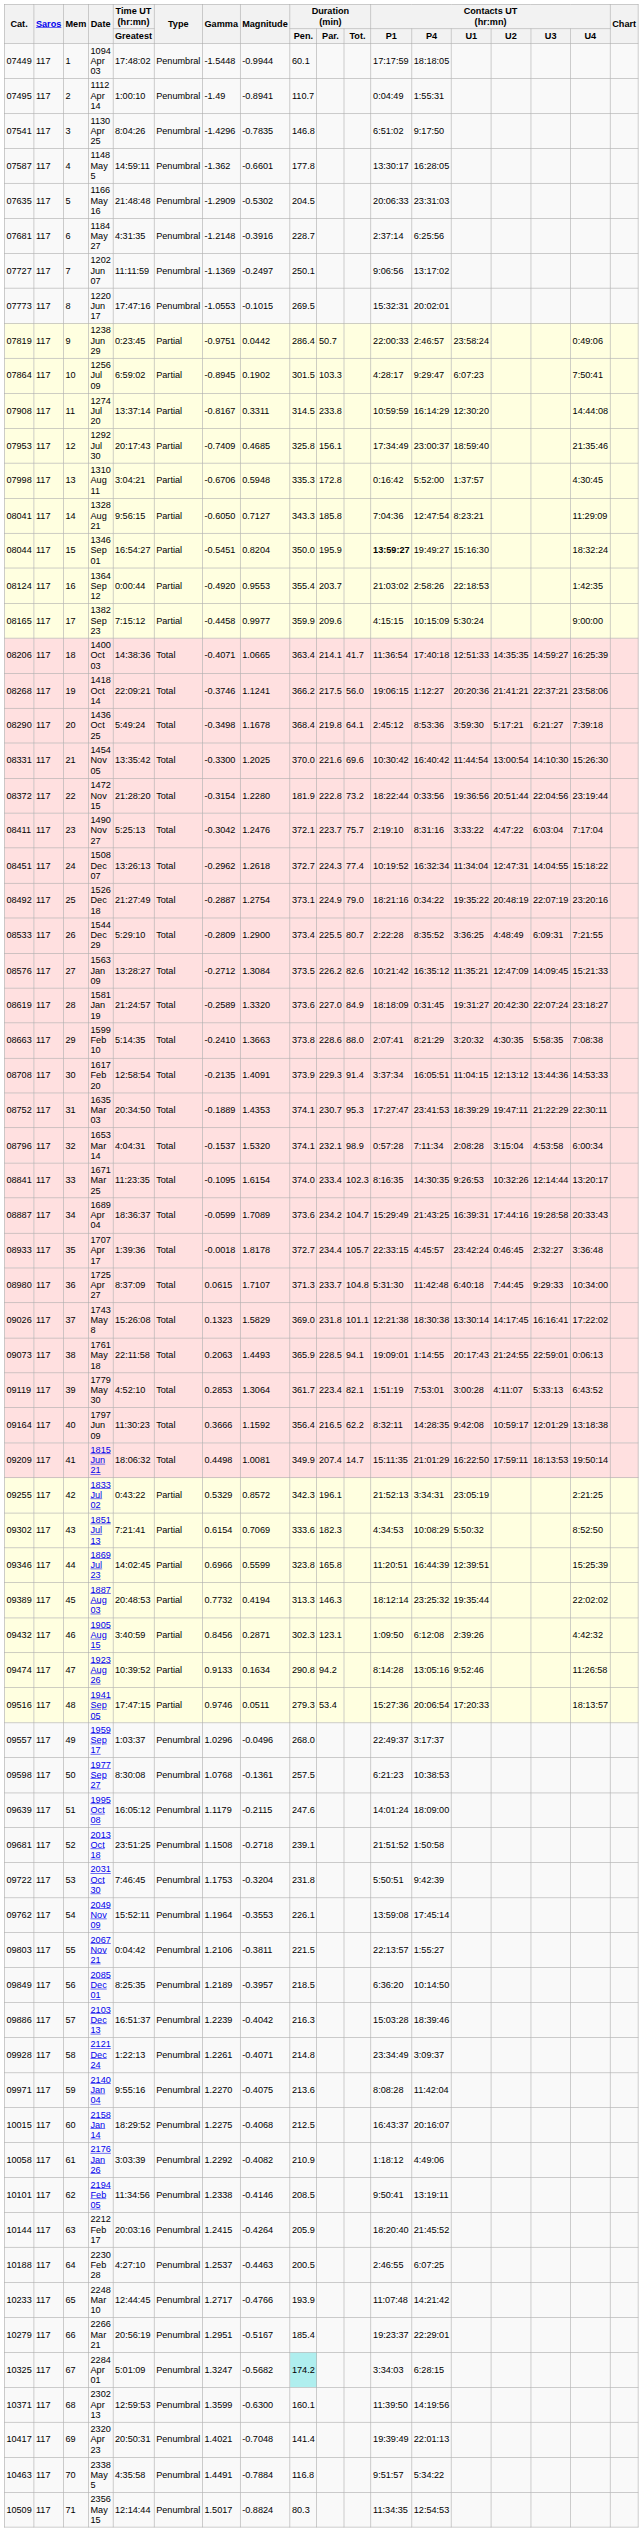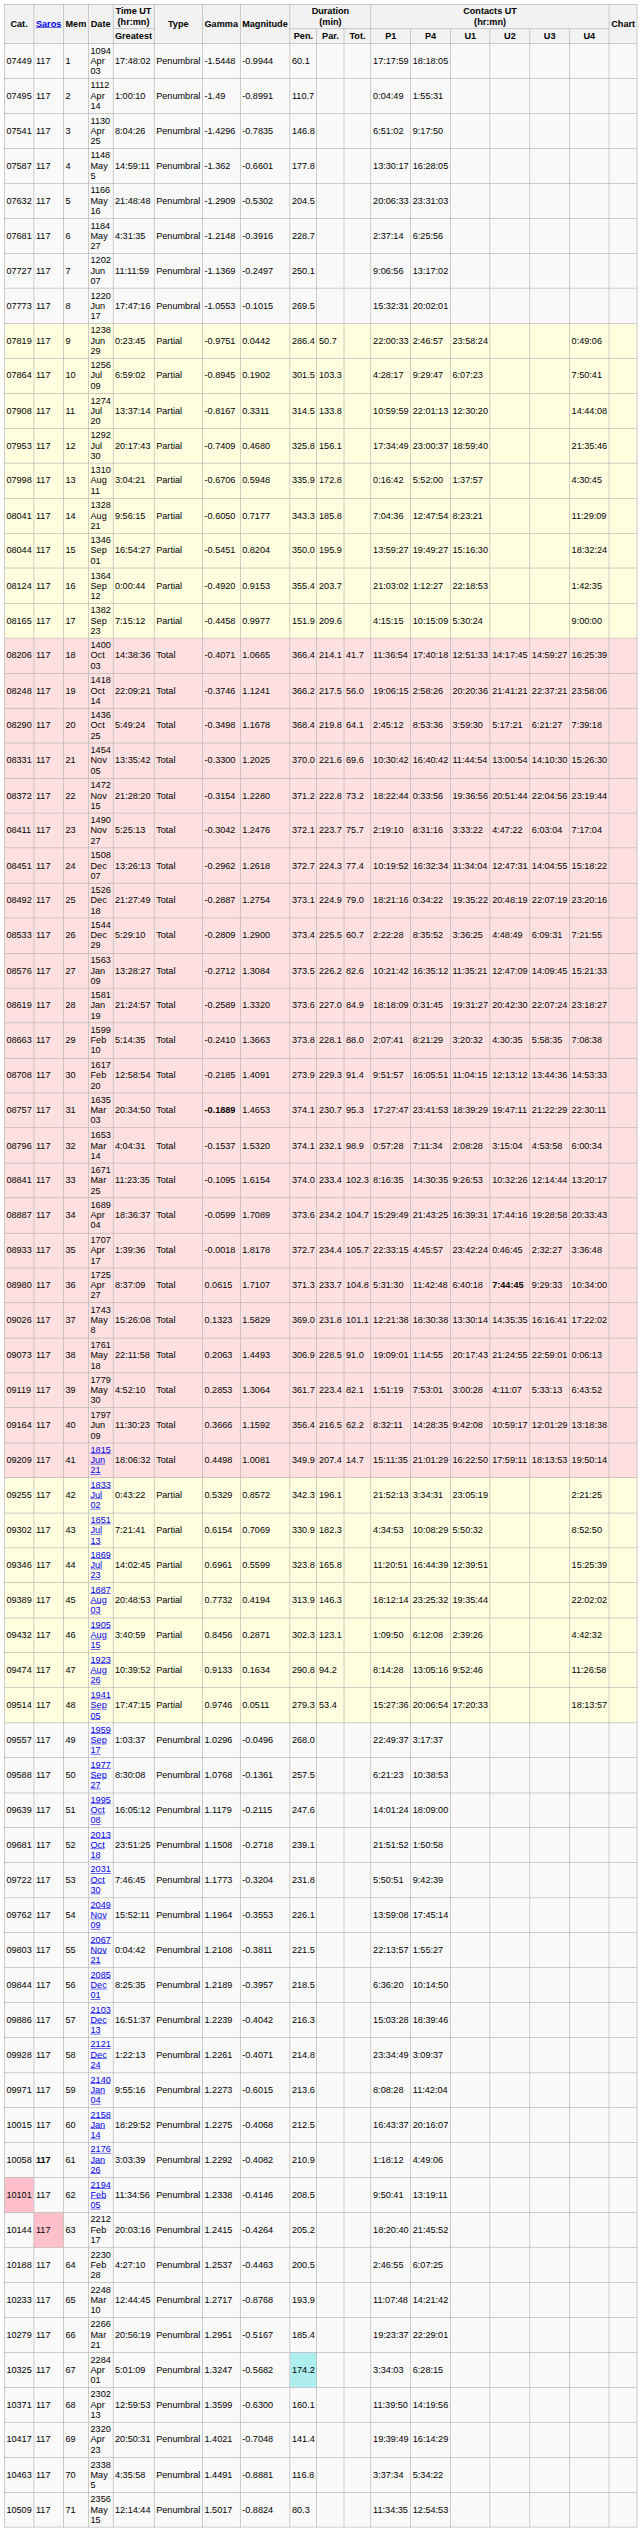(258, 96) -0.8941 -> (258, 96) -0.8991
(19, 201) 07635 -> (19, 201) 07632
(330, 411) 233.8 -> (330, 411) 133.8
(432, 411) 16:14:29 -> (431, 411) 22:01:13
(256, 446) 0.4685 -> (256, 446) 0.4680
(303, 480) 335.3 -> (303, 480) 335.9
(256, 515) 0.7127 -> (256, 515) 0.7177
(391, 550) bold -> (391, 550) normal
(256, 585) 0.9553 -> (256, 585) 0.9153
(429, 585) 2:58:26 -> (428, 585) 1:12:27
(303, 620) 359.9 -> (303, 620) 151.9
(303, 655) 363.4 -> (303, 655) 366.4
(511, 655) 14:35:35 -> (510, 655) 14:17:45
(19, 690) 08268 -> (19, 690) 08248
(429, 690) 1:12:27 -> (428, 690) 2:58:26
(303, 795) 181.9 -> (303, 795) 371.2
(355, 935) 80.7 -> (355, 935) 60.7
(330, 1040) 228.6 -> (330, 1040) 228.1
(220, 1075) -0.2135 -> (220, 1075) -0.2185
(303, 1075) 373.9 -> (303, 1075) 273.9
(388, 1075) 3:37:34 -> (388, 1075) 9:51:57
(19, 1110) 08752 -> (19, 1110) 08757
(220, 1110) normal -> (220, 1110) bold
(256, 1110) 1.4353 -> (256, 1110) 1.4653
(508, 1285) normal -> (508, 1285) bold
(511, 1320) 14:17:45 -> (510, 1320) 14:35:35
(303, 1355) 365.9 -> (303, 1355) 306.9
(355, 1355) 94.1 -> (355, 1355) 91.0
(303, 1530) 333.6 -> (303, 1530) 330.9
(218, 1565) 0.6966 -> (218, 1565) 0.6961
(303, 1600) 313.3 -> (303, 1600) 313.9
(19, 1705) 09516 -> (19, 1705) 09514
(19, 1775) 09598 -> (19, 1775) 09588
(218, 1880) 1.1753 -> (218, 1880) 1.1773
(218, 1950) 1.2106 -> (218, 1950) 1.2108
(19, 1985) 09849 -> (19, 1985) 09844
(218, 2090) 1.2270 -> (218, 2090) 1.2273
(258, 2090) -0.4075 -> (258, 2090) -0.6015
(43, 2160) normal -> (43, 2160) bold
(19, 2195) no background -> (19, 2195) pink background
(43, 2230) no background -> (43, 2230) pink background
(303, 2230) 205.9 -> (303, 2230) 205.2
(258, 2300) -0.4766 -> (258, 2300) -0.8768
(432, 2440) 22:01:13 -> (431, 2440) 16:14:29
(258, 2475) -0.7884 -> (258, 2475) -0.8881
(388, 2475) 9:51:57 -> (388, 2475) 3:37:34
